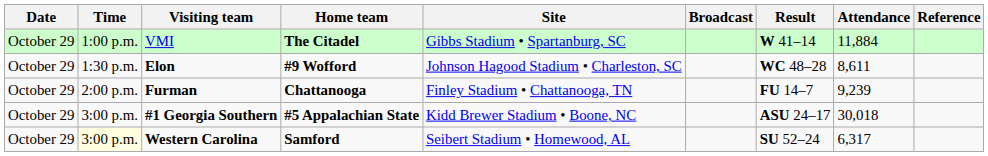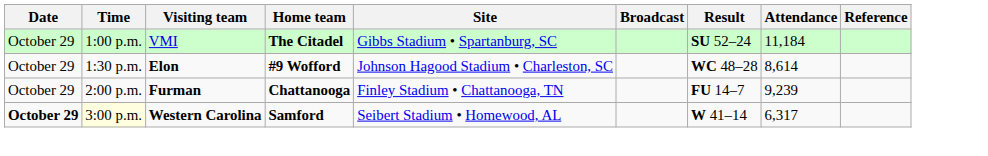(788, 41) W 41–14 -> (721, 41) SU 52–24
(858, 41) 11,884 -> (785, 41) 11,184
(854, 66) 8,611 -> (781, 66) 8,614
- row: (211, 115)
(41, 139) normal -> (43, 115) bold
(790, 139) SU 52–24 -> (719, 115) W 41–14
